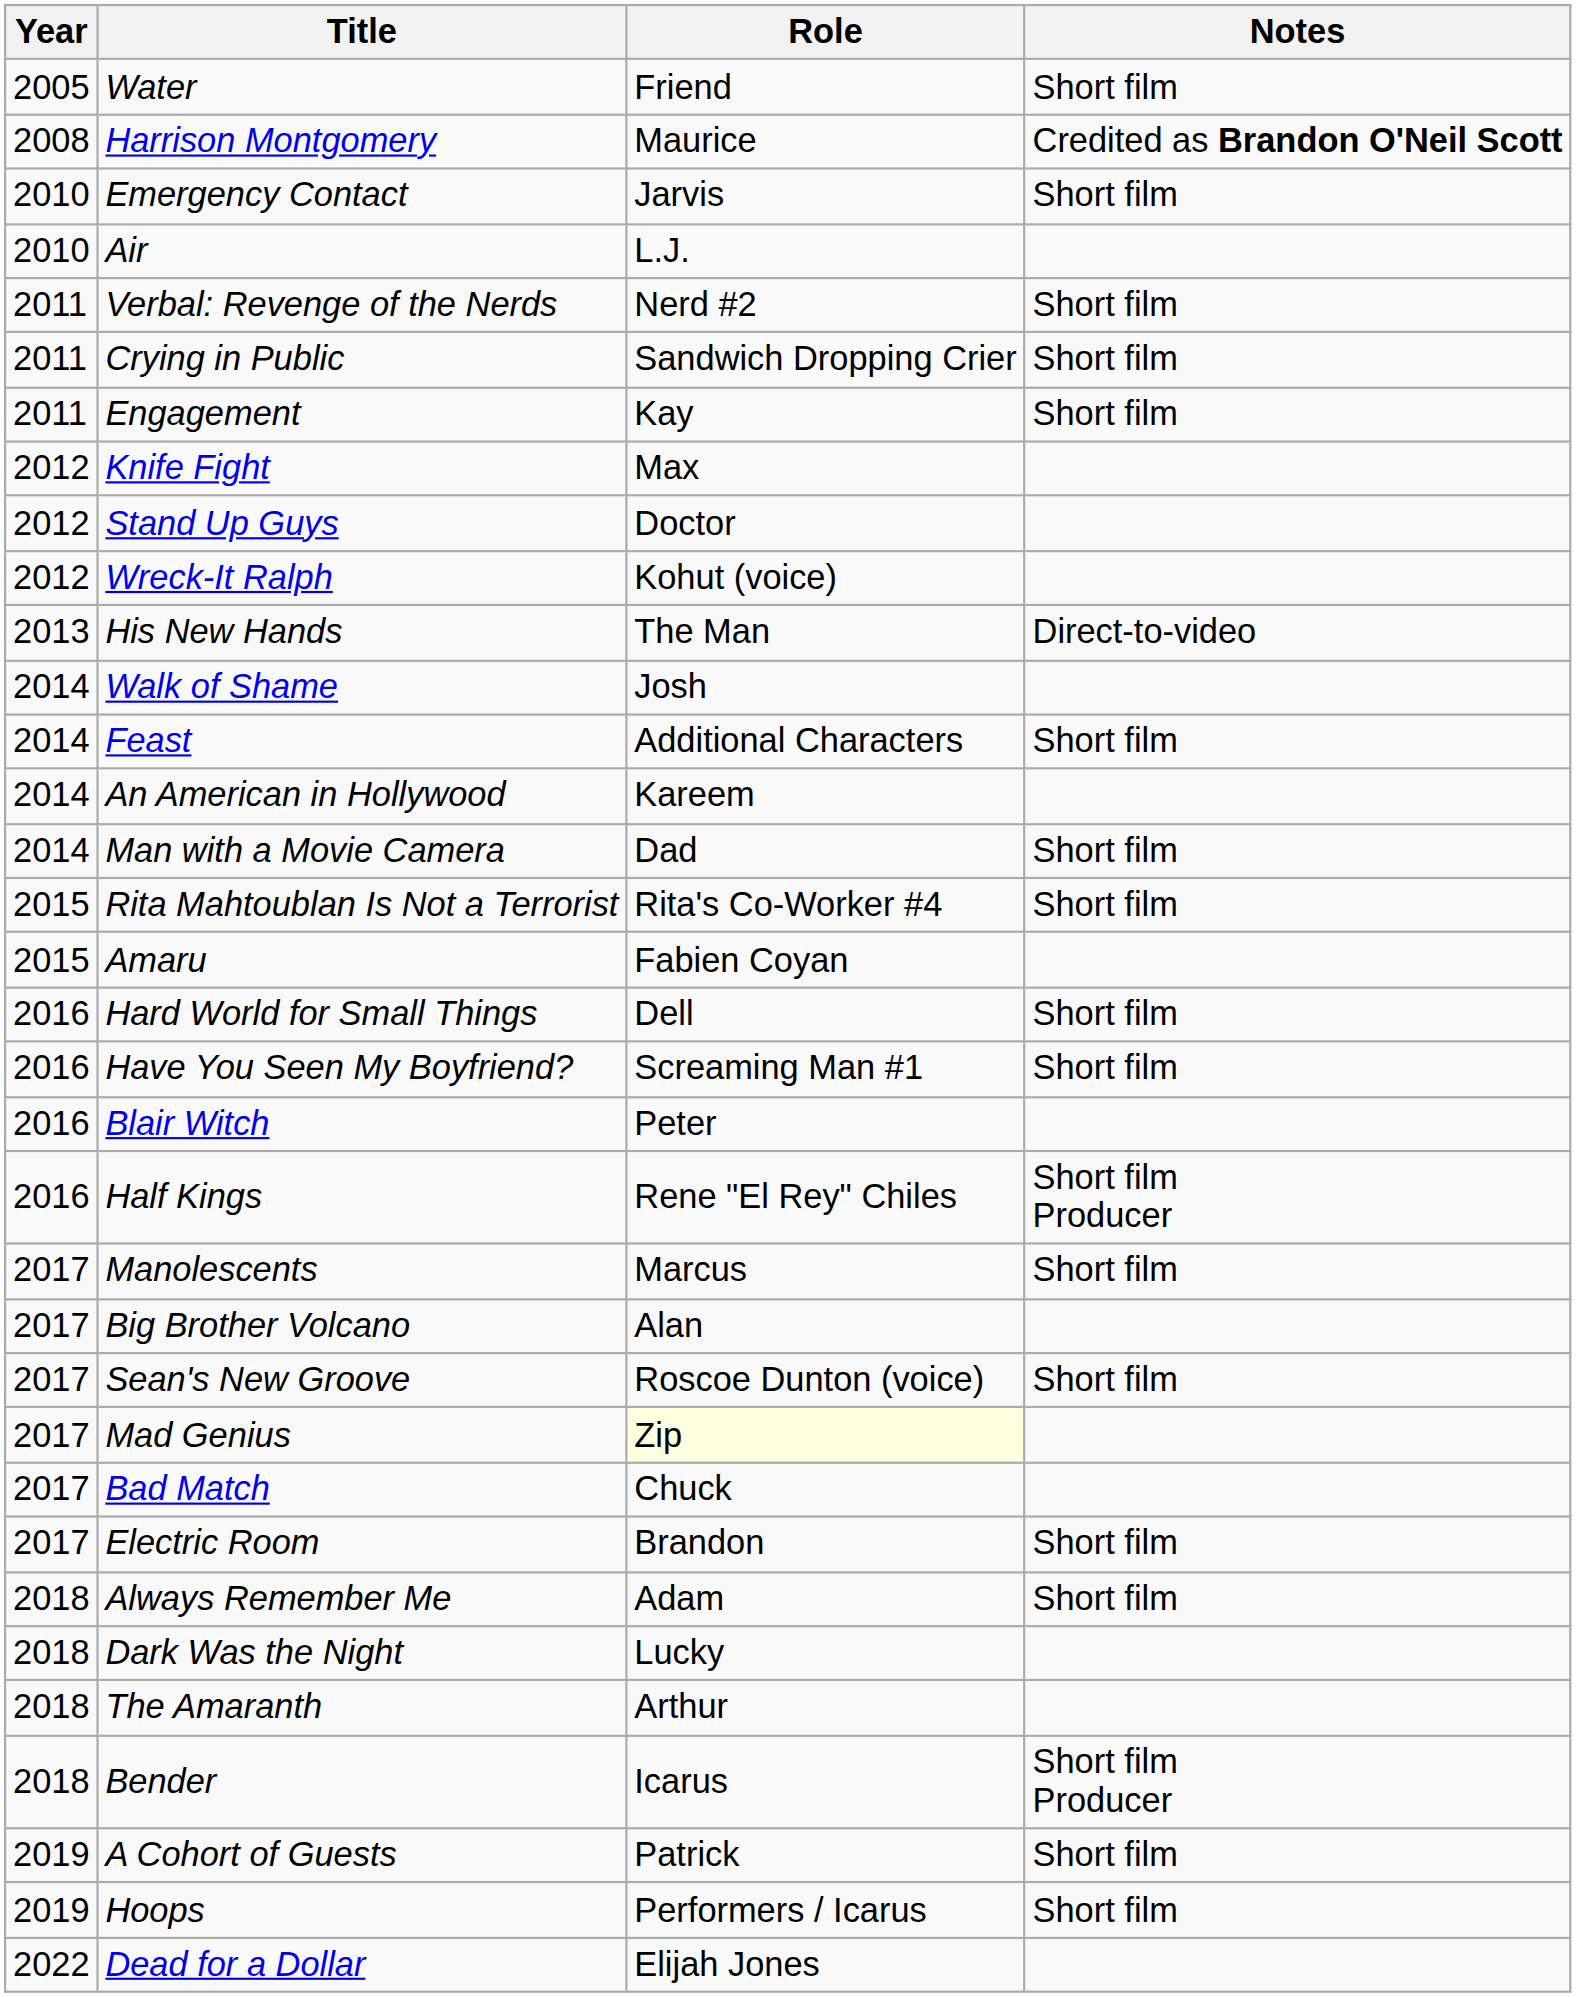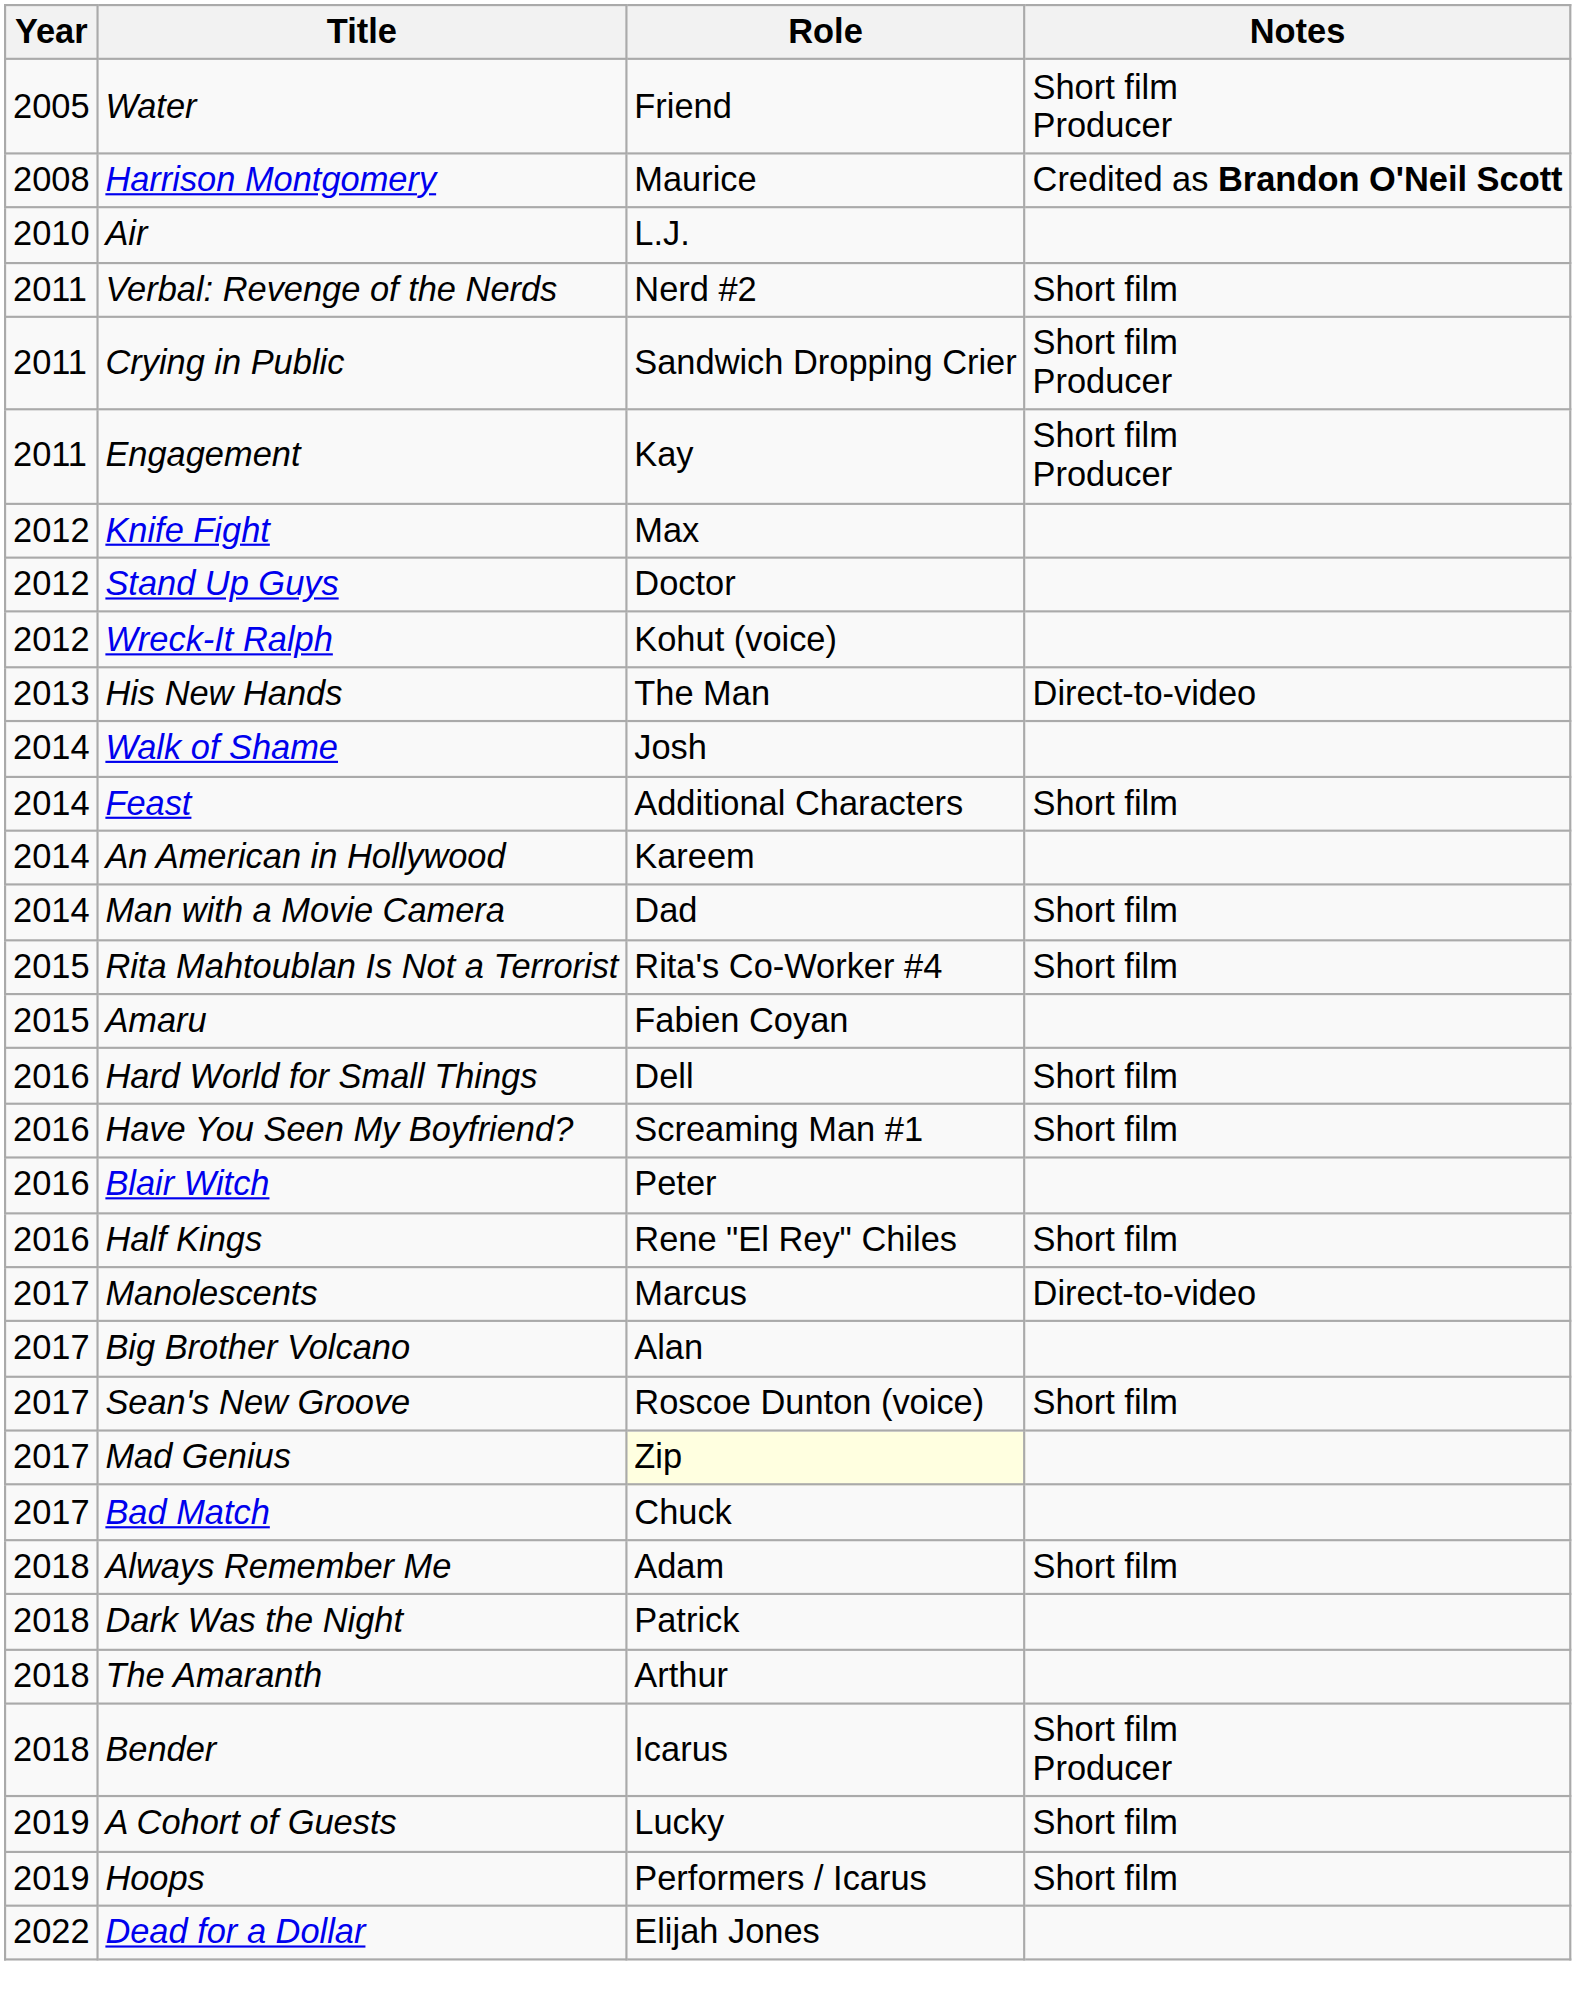(1105, 86) Short film -> (1105, 105) Short film Producer
- row: (256, 195)
(1105, 359) Short film -> (1105, 362) Short film Producer
(1105, 413) Short film -> (1105, 455) Short film Producer
(1105, 1196) Short film Producer -> (1105, 1239) Short film
(1105, 1270) Short film -> (1144, 1293) Direct-to-video
- row: (212, 1543)
(679, 1652) Lucky -> (687, 1620) Patrick
(687, 1854) Patrick -> (679, 1823) Lucky
